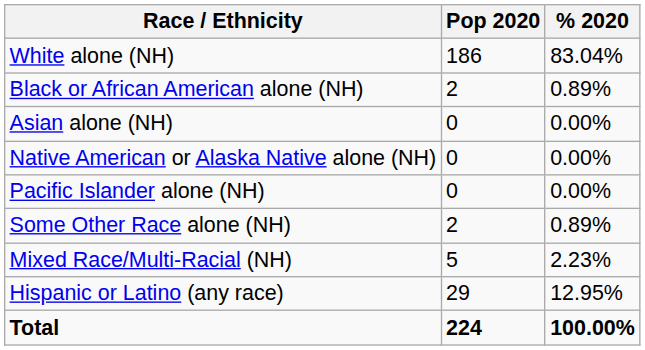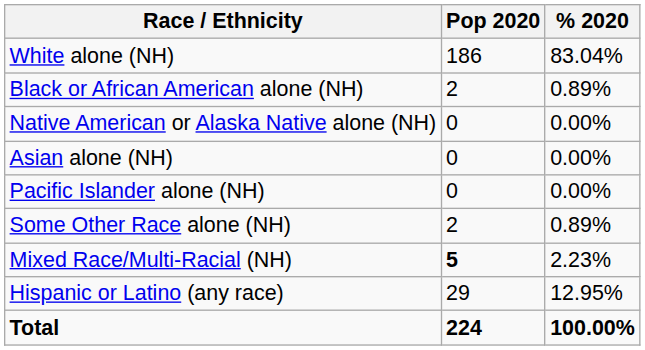rows swapped: (223, 157) <-> (91, 123)
(452, 259) normal -> (452, 259) bold
